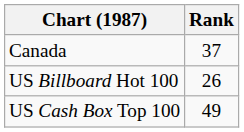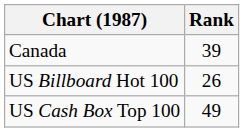(211, 50) 37 -> (211, 50) 39
